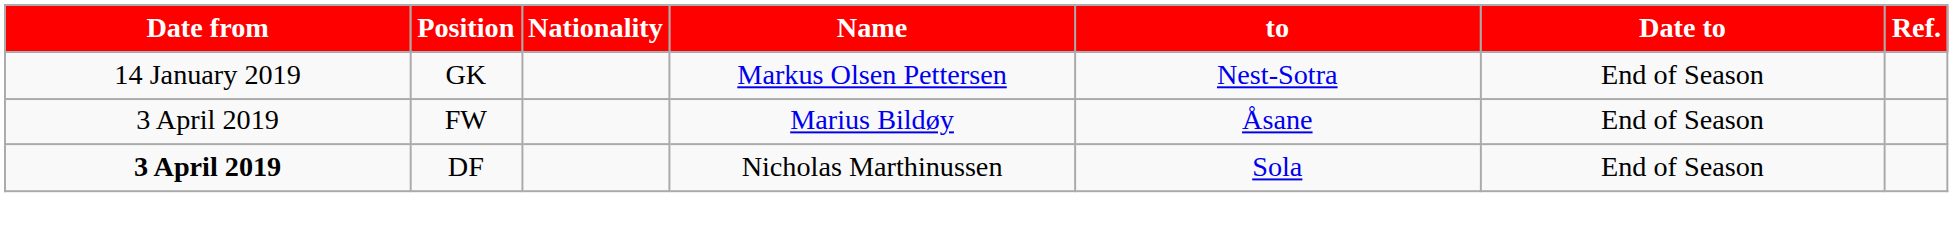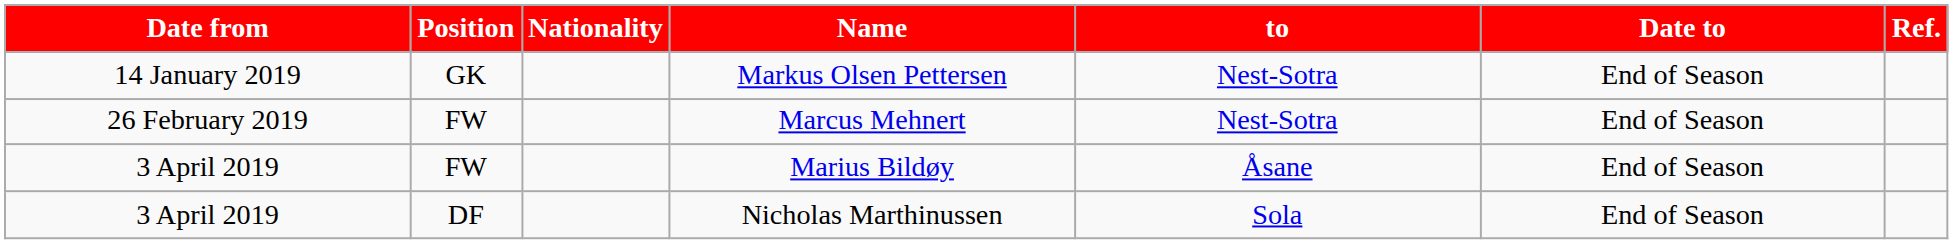+ row: (872, 121)
(208, 167) bold -> (208, 214) normal
